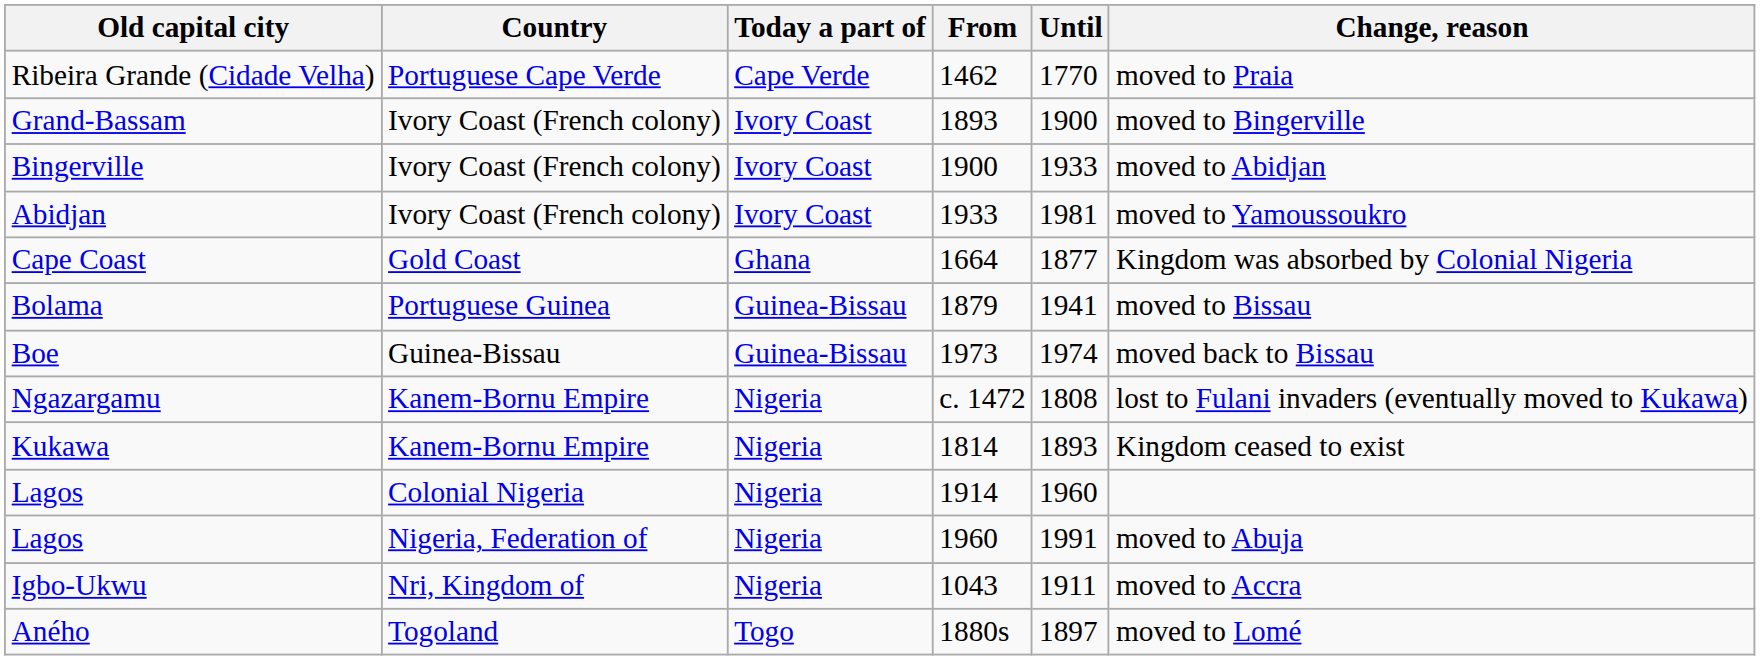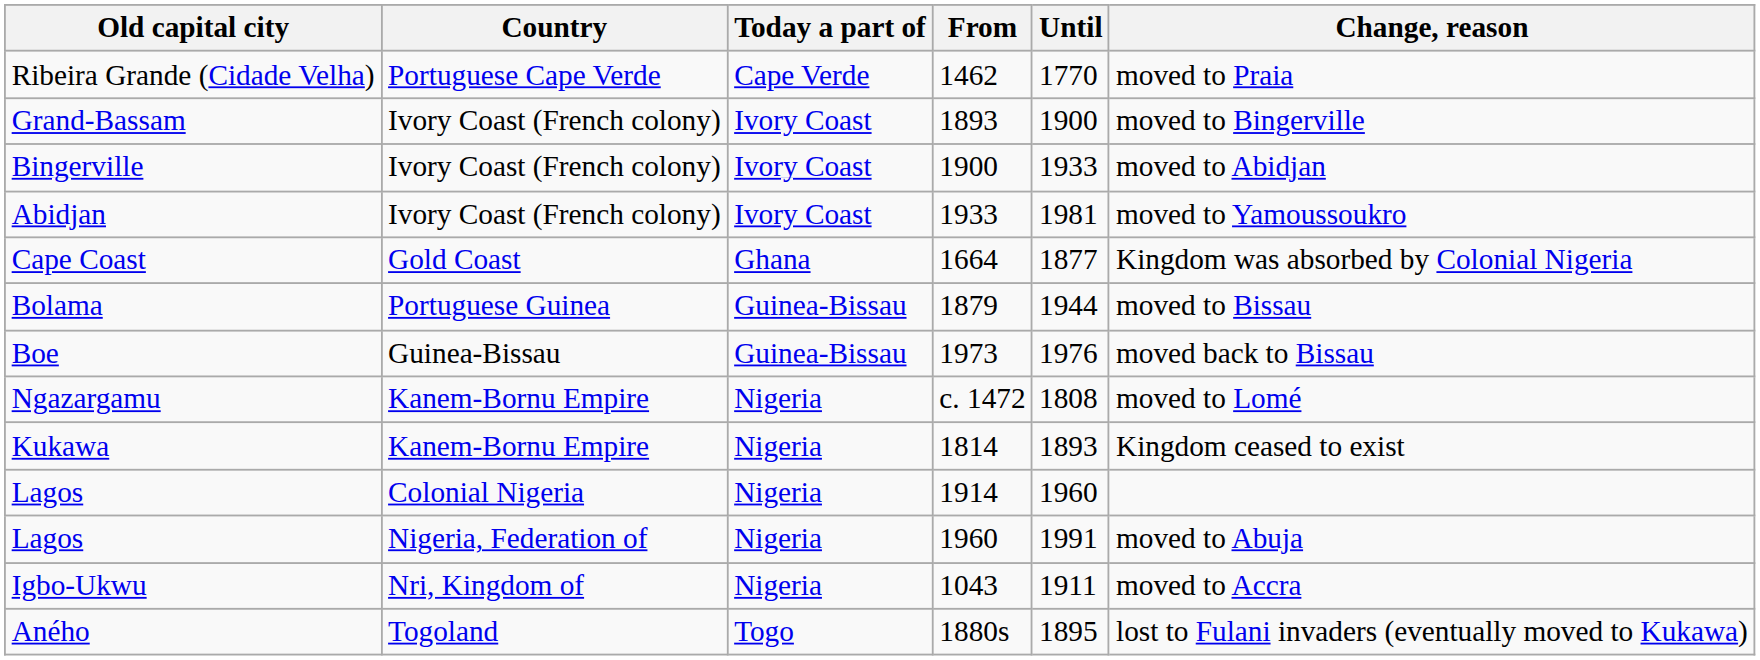(1068, 306) 1941 -> (1068, 306) 1944
(1068, 352) 1974 -> (1068, 352) 1976
(1432, 399) lost to Fulani invaders (eventually moved to Kukawa) -> (1209, 399) moved to Lomé
(1068, 631) 1897 -> (1068, 631) 1895
(1209, 631) moved to Lomé -> (1432, 631) lost to Fulani invaders (eventually moved to Kukawa)
